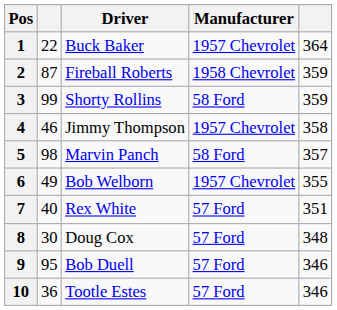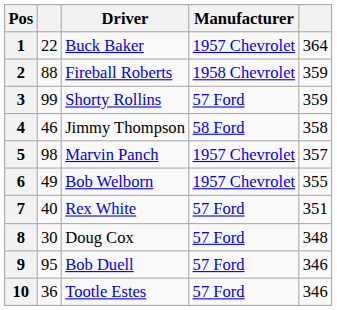(49, 72) 87 -> (49, 72) 88
(219, 100) 58 Ford -> (219, 100) 57 Ford
(244, 127) 1957 Chevrolet -> (219, 127) 58 Ford
(219, 154) 58 Ford -> (244, 154) 1957 Chevrolet
